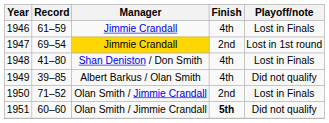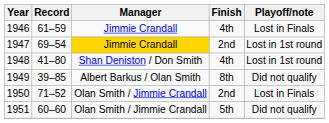(284, 61) Lost in Finals -> (284, 61) Lost in 1st round
(227, 77) 4th -> (227, 77) 8th
(227, 110) bold -> (227, 110) normal
